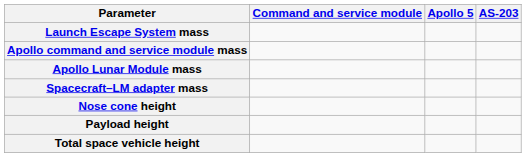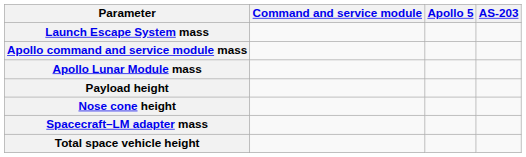rows swapped: (127, 87) <-> (127, 124)
